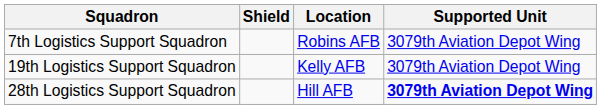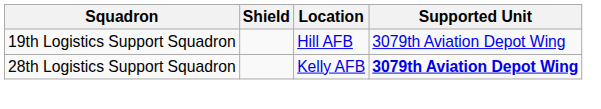- row: (118, 41)
(331, 66) Kelly AFB -> (325, 41) Hill AFB
(325, 91) Hill AFB -> (331, 66) Kelly AFB
